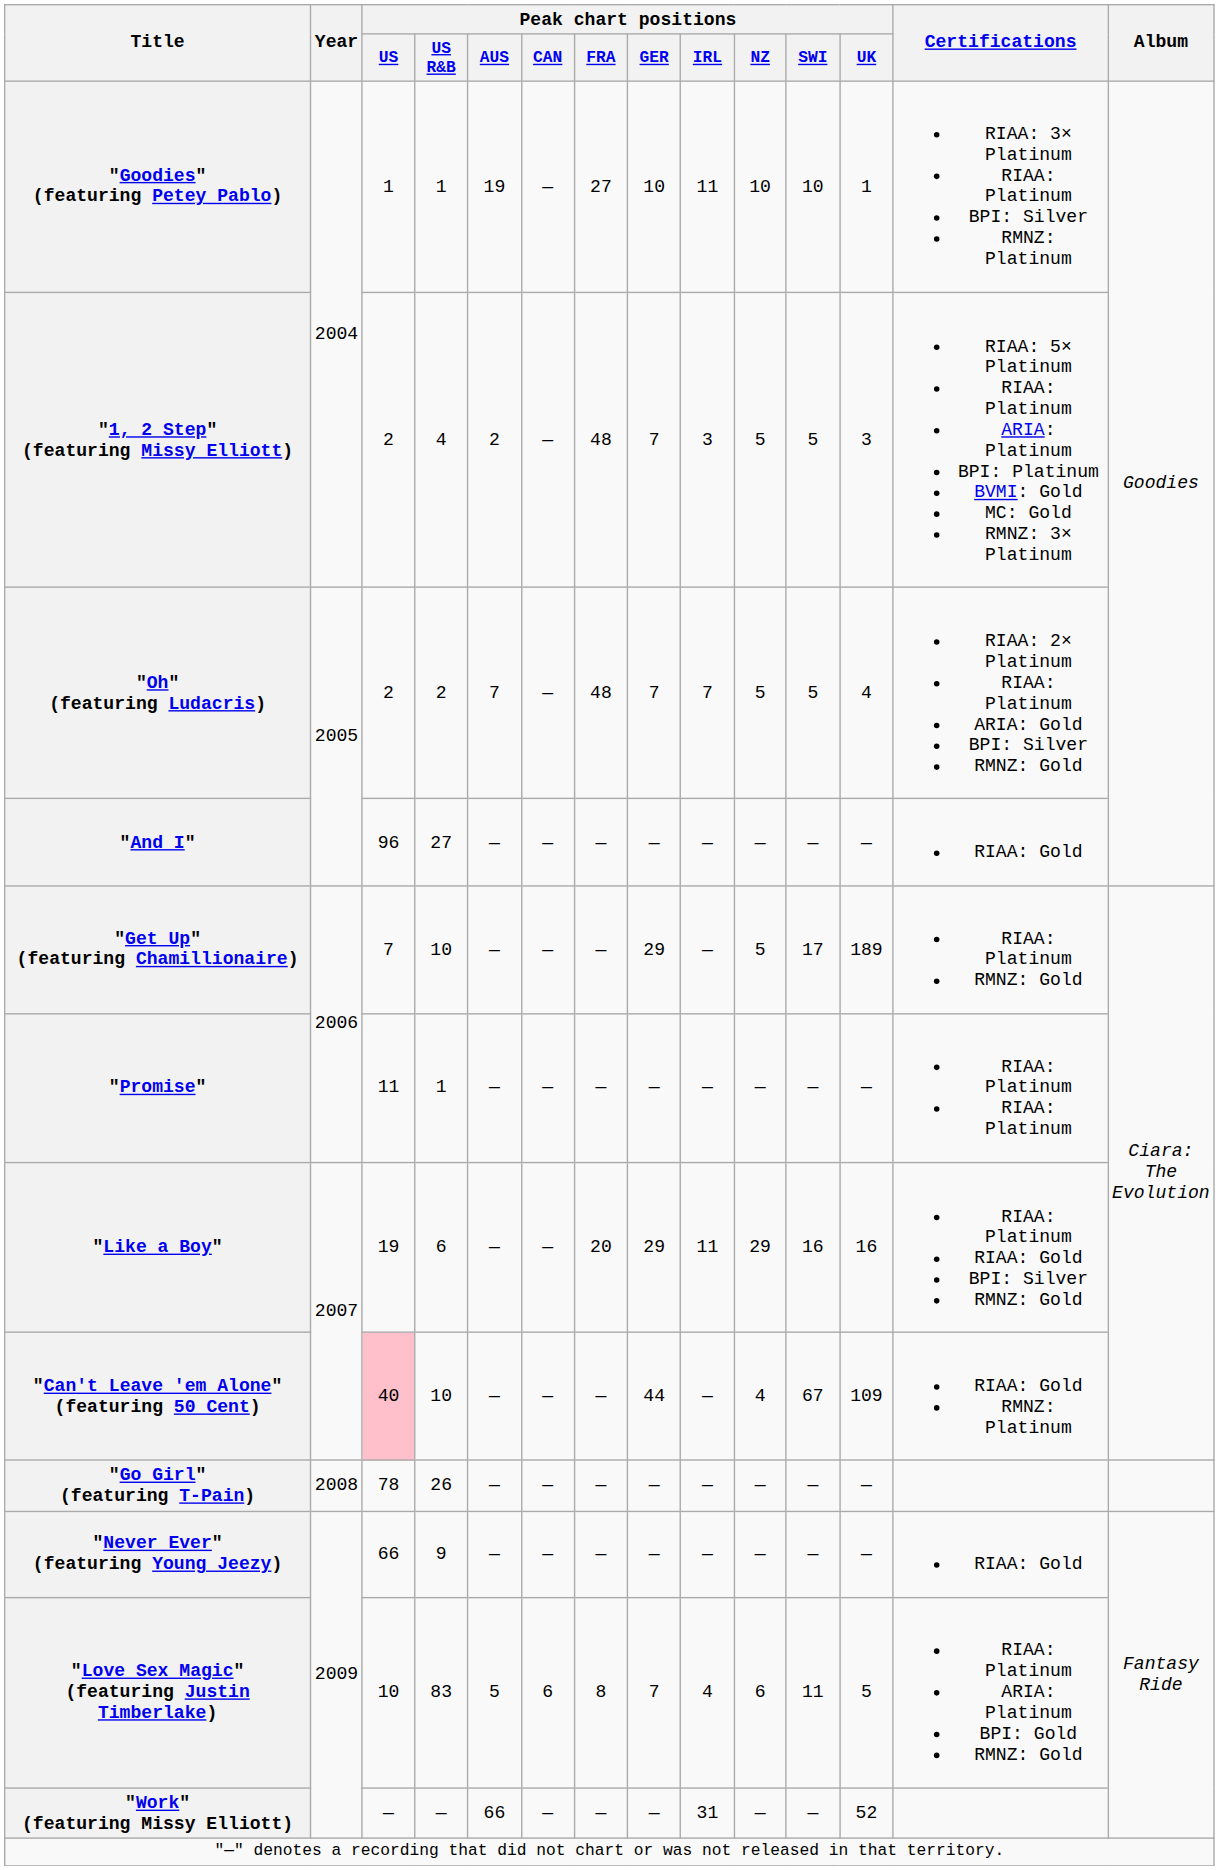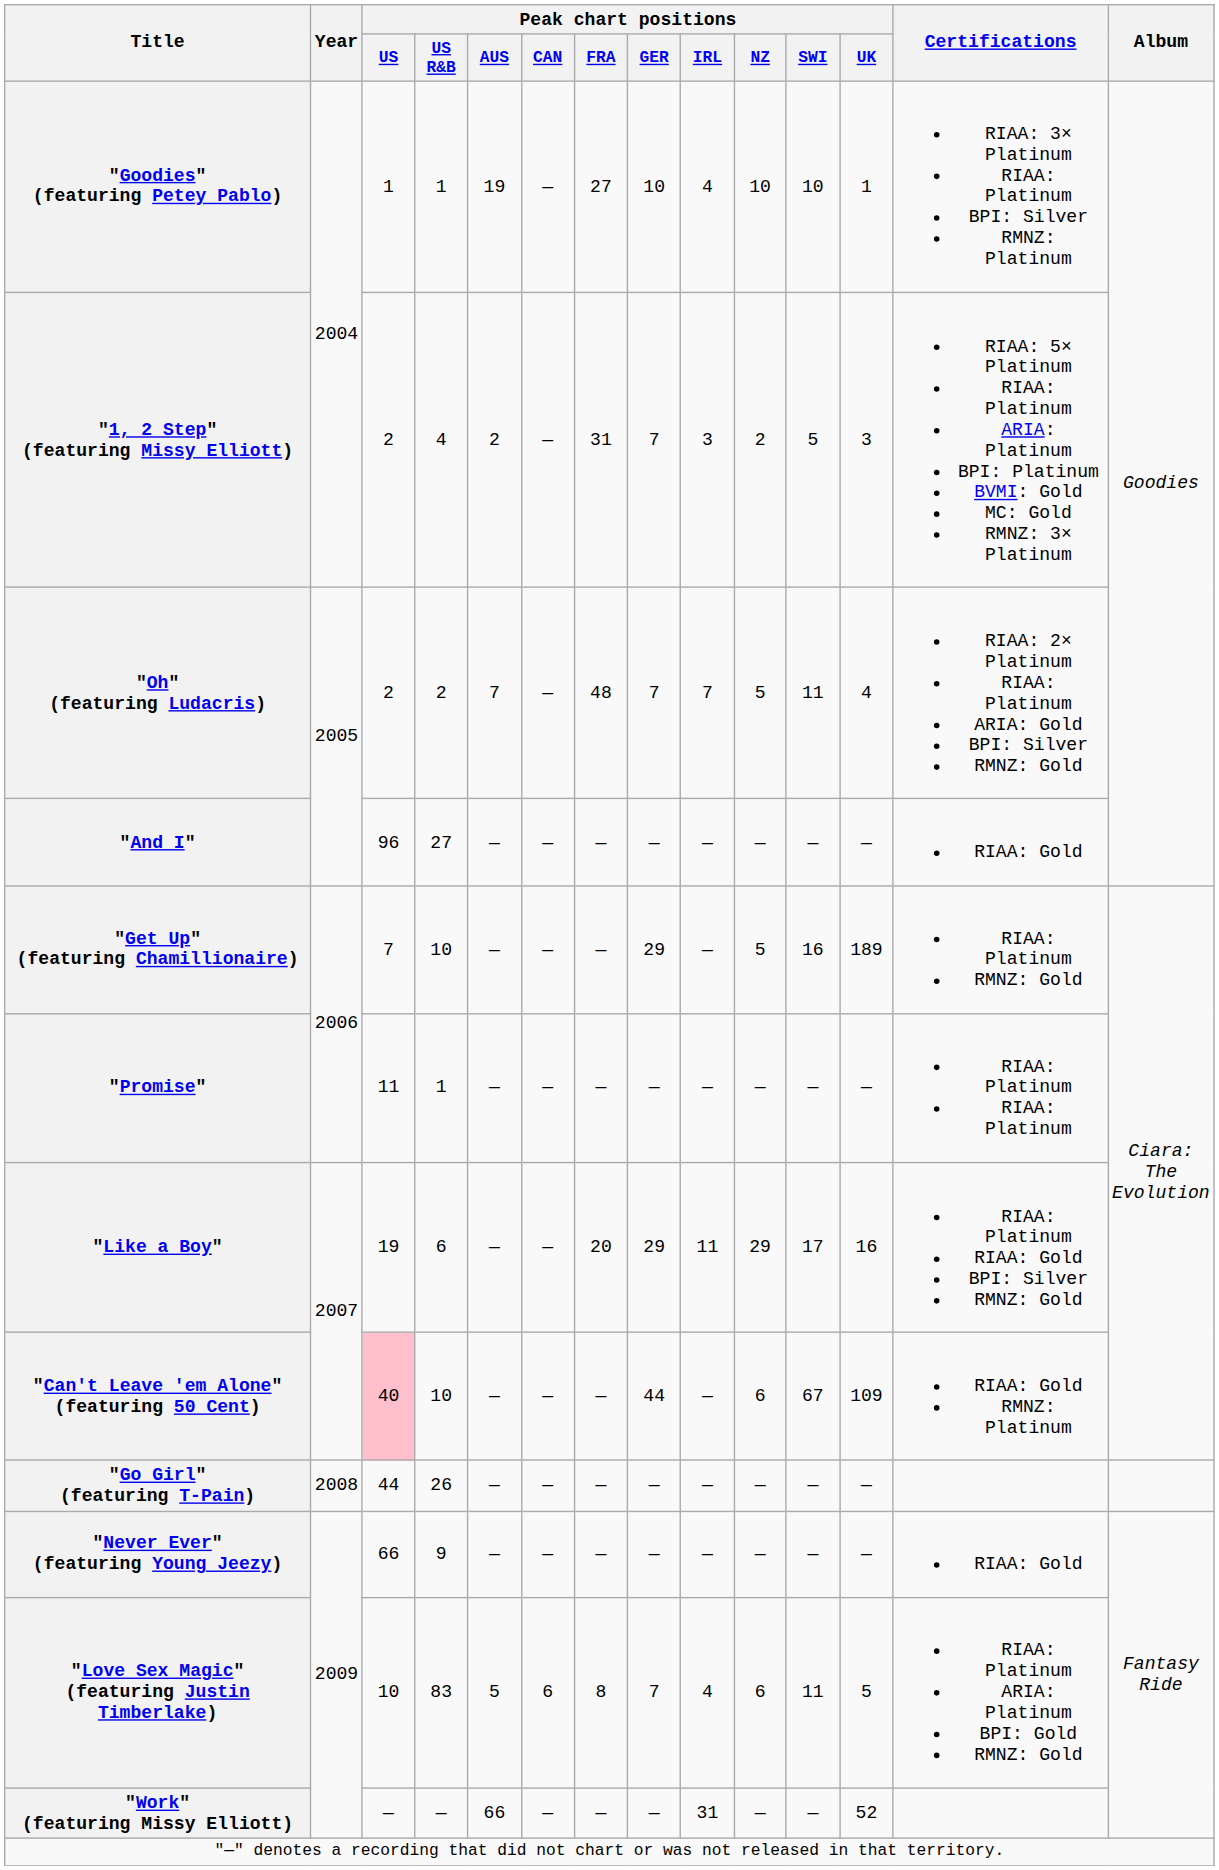(707, 187) 11 -> (707, 187) 4
(601, 440) 48 -> (601, 440) 31
(760, 440) 5 -> (760, 440) 2
(813, 693) 5 -> (813, 693) 11
(813, 949) 17 -> (813, 949) 16
(813, 1247) 16 -> (813, 1247) 17
(760, 1396) 4 -> (760, 1396) 6
(389, 1486) 78 -> (389, 1486) 44
